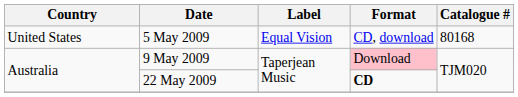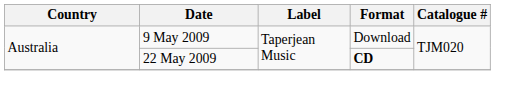- row: (176, 37)
(382, 59) pink background -> (382, 37) no background
